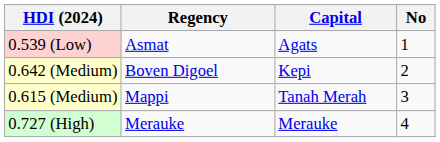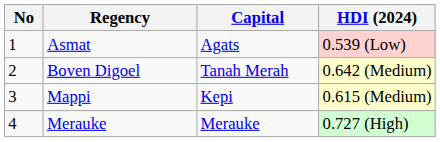columns swapped: (416, 17) <-> (63, 17)
(295, 70) Kepi -> (244, 70) Tanah Merah
(322, 96) Tanah Merah -> (217, 96) Kepi
